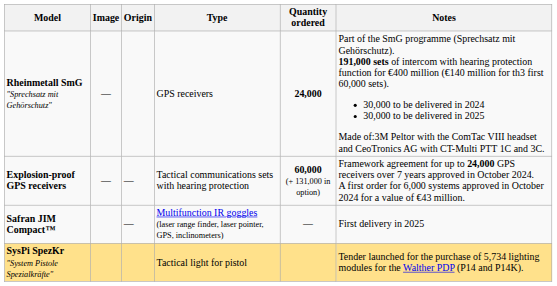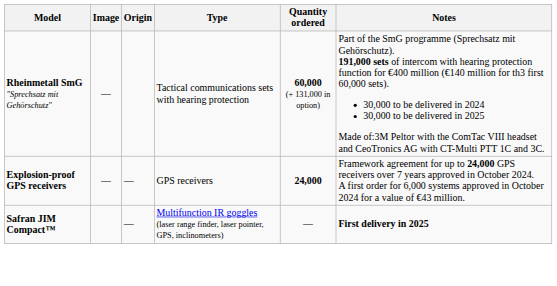(185, 93) GPS receivers -> (215, 93) Tactical communications sets with hearing protection
(308, 93) 24,000 -> (308, 93) 60,000 (+ 131,000 in option)
(215, 180) Tactical communications sets with hearing protection -> (185, 180) GPS receivers
(308, 180) 60,000 (+ 131,000 in option) -> (308, 180) 24,000
(381, 224) normal -> (384, 224) bold
- row: (35, 262)
